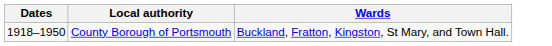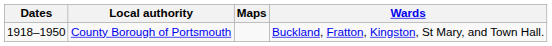+ column: (252, 13)
